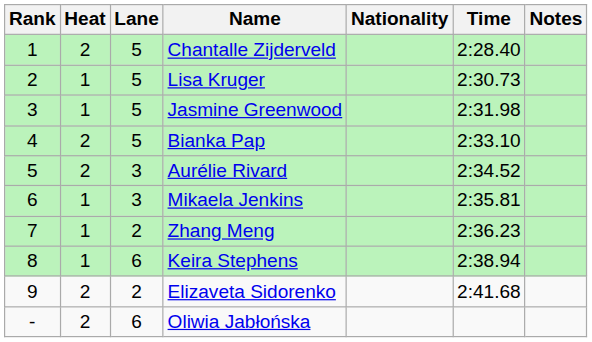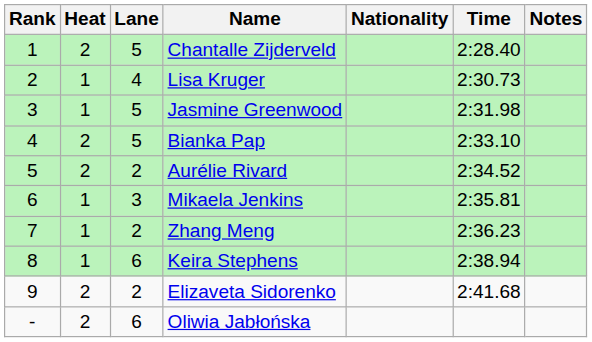(137, 79) 5 -> (137, 79) 4
(137, 170) 3 -> (137, 170) 2
